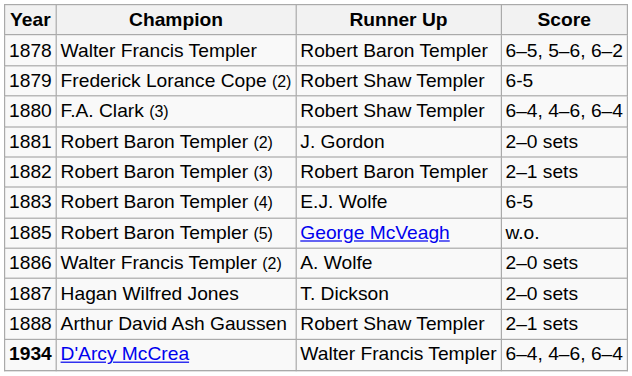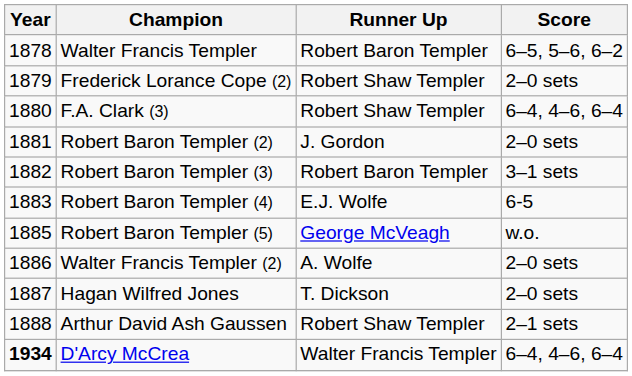(519, 80) 6-5 -> (542, 80) 2–0 sets
(542, 171) 2–1 sets -> (542, 171) 3–1 sets
